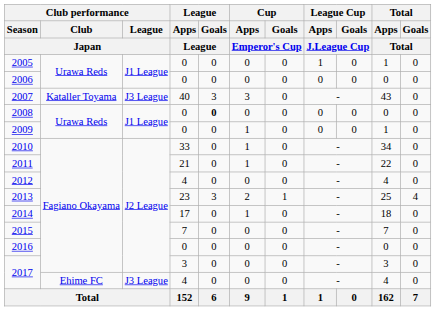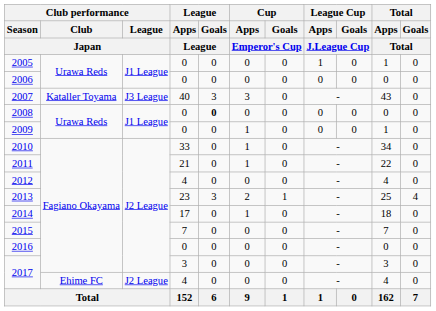(146, 280) J3 League -> (146, 280) J2 League
